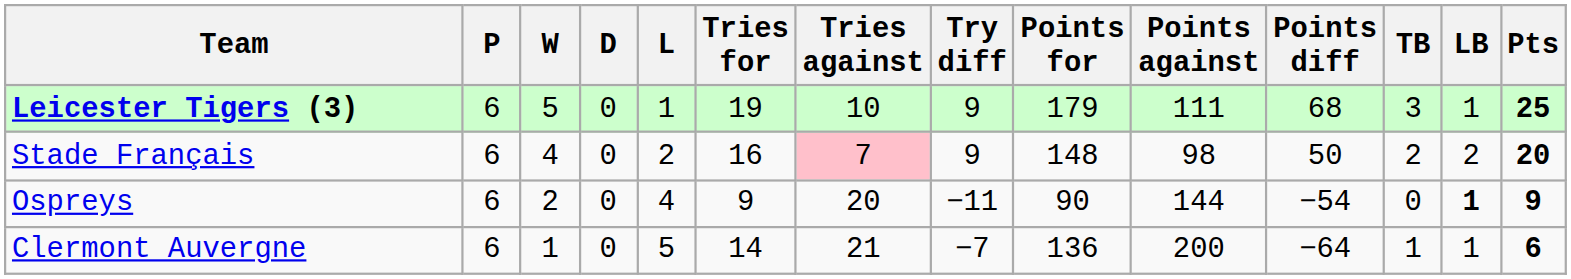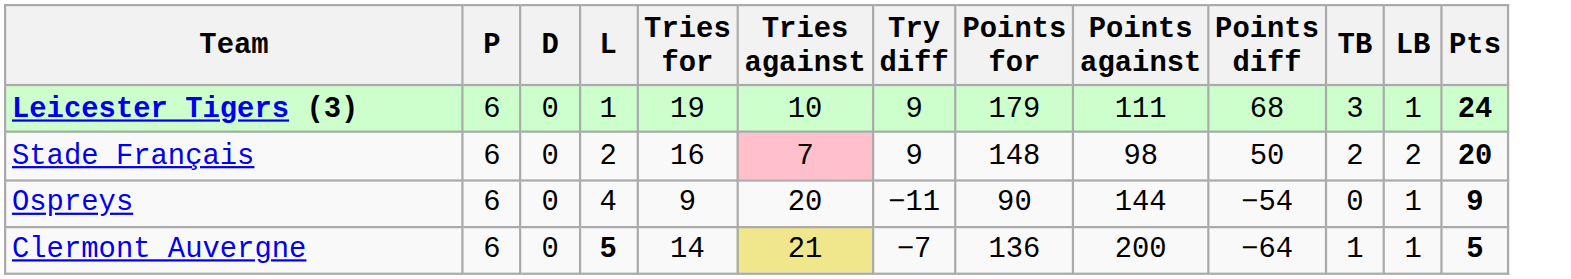- column: (550, 45)
(1533, 109) 25 -> (1475, 109) 24
(1471, 203) bold -> (1413, 203) normal
(666, 250) normal -> (608, 250) bold
(863, 250) no background -> (805, 250) khaki background
(1533, 250) 6 -> (1475, 250) 5
